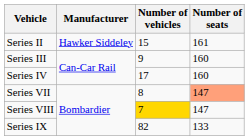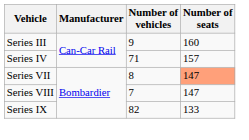- row: (25, 42)
(143, 76) 17 -> (134, 59) 71
(200, 76) 160 -> (191, 59) 157
(141, 110) gold background -> (131, 93) no background
